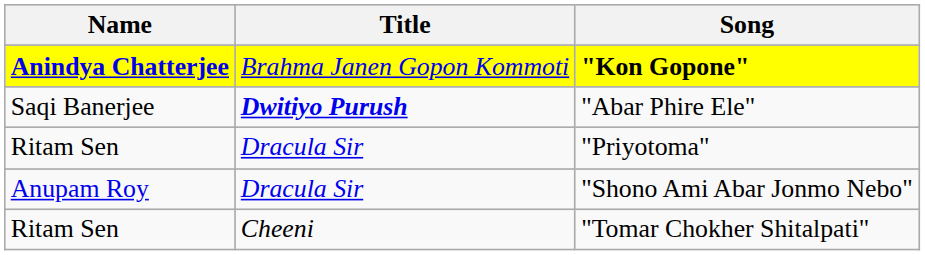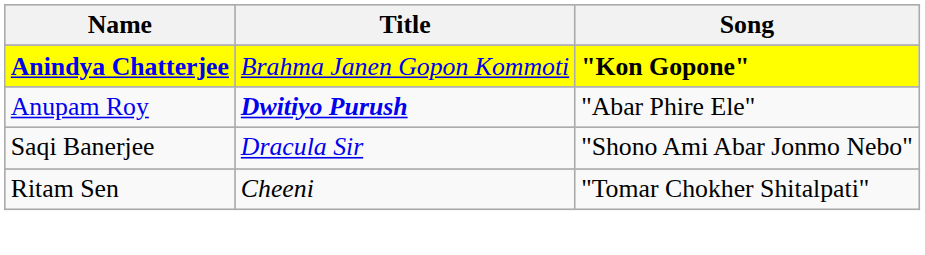(83, 106) Saqi Banerjee -> (80, 106) Anupam Roy
- row: (645, 147)
(80, 188) Anupam Roy -> (83, 147) Saqi Banerjee
